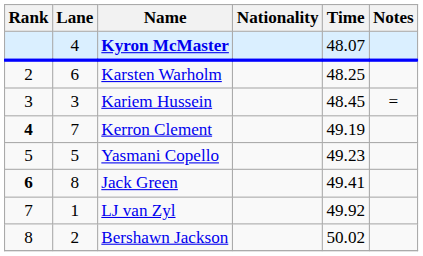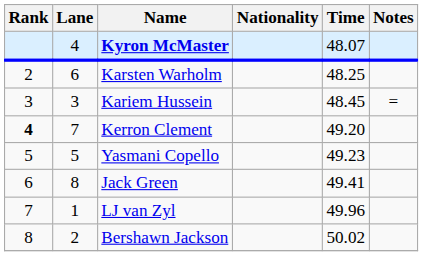(346, 128) 49.19 -> (346, 128) 49.20
(28, 183) bold -> (28, 183) normal
(346, 210) 49.92 -> (346, 210) 49.96
